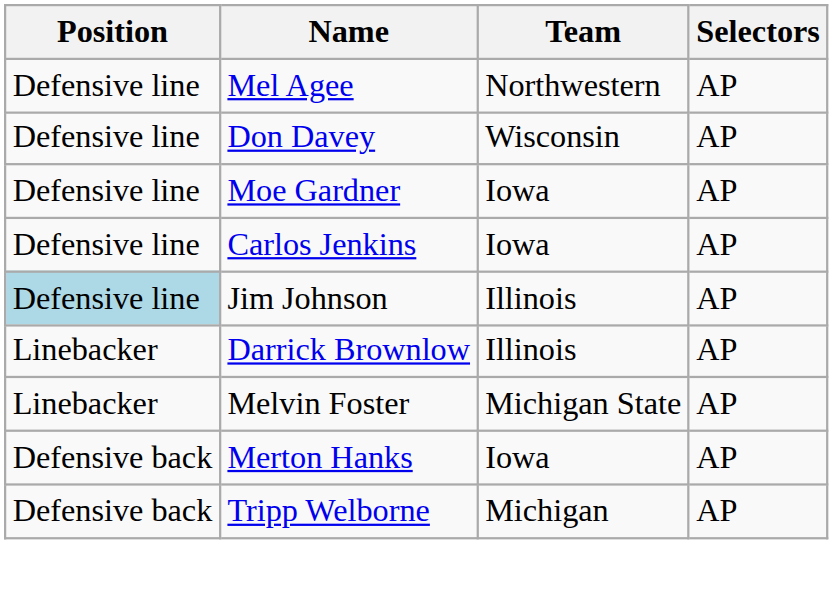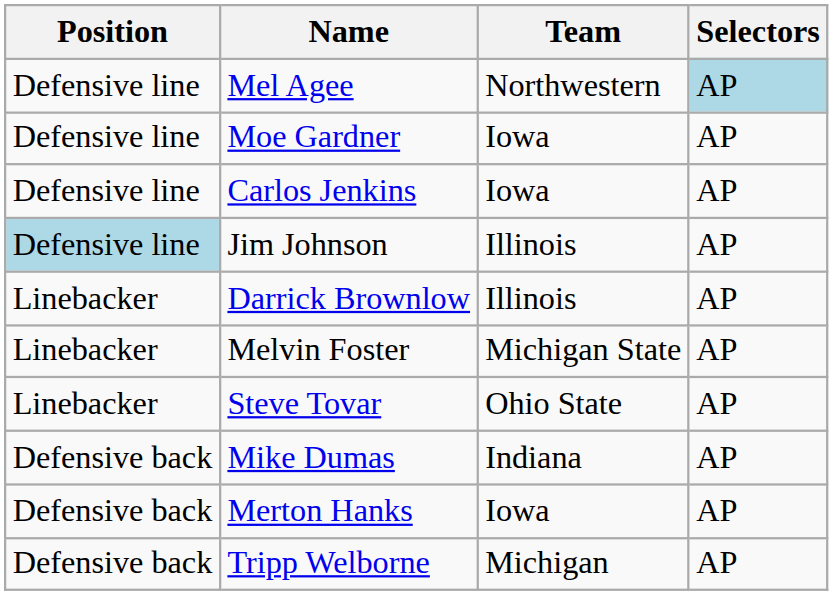(717, 84) no background -> (717, 84) lightblue background
- row: (301, 137)
+ row: (304, 403)
+ row: (311, 457)
